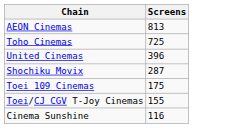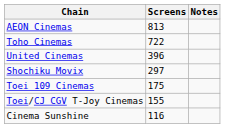+ column: (204, 12)
(156, 41) 725 -> (156, 41) 722
(156, 71) 287 -> (156, 71) 297
